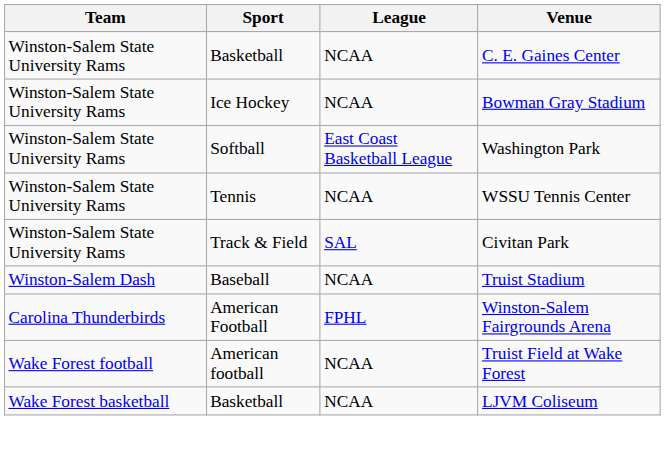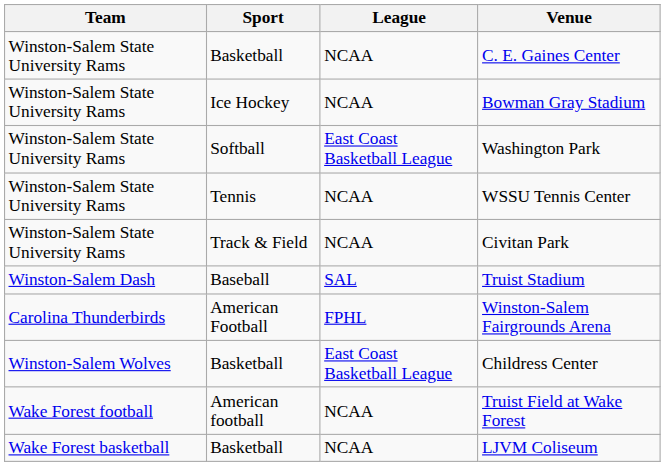(340, 242) SAL -> (349, 242) NCAA
(349, 279) NCAA -> (340, 279) SAL
+ row: (540, 363)
